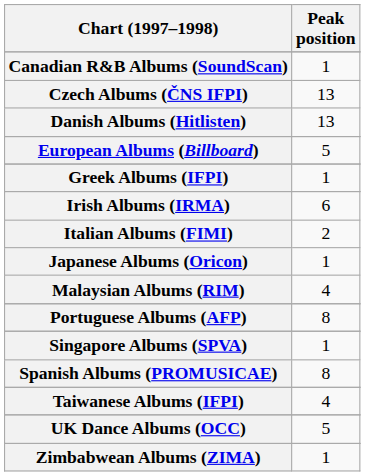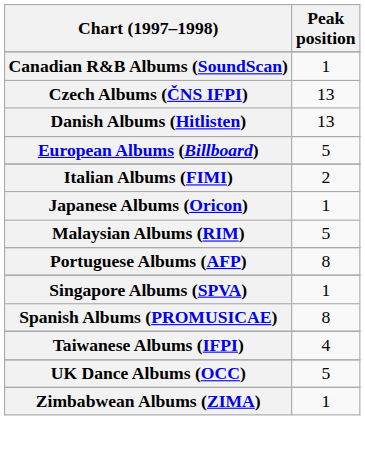- row: (148, 177)
- row: (148, 205)
(326, 289) 4 -> (326, 233) 5
